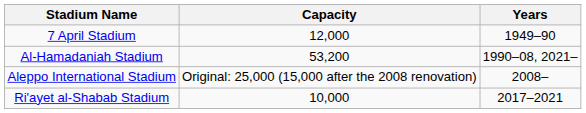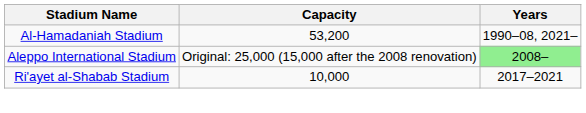- row: (92, 35)
(530, 77) no background -> (530, 56) lightgreen background
